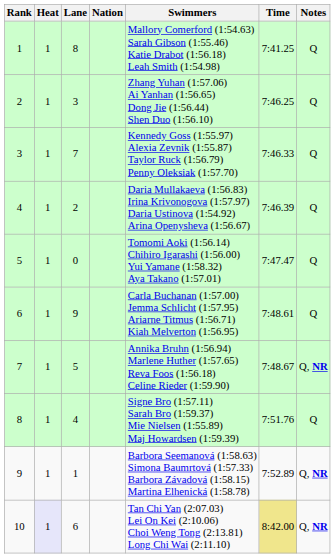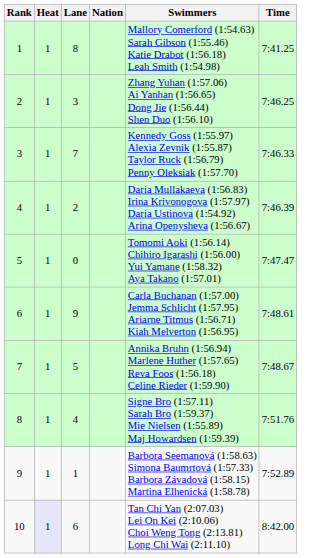- column: (313, 13)
(278, 526) khaki background -> (278, 526) no background
